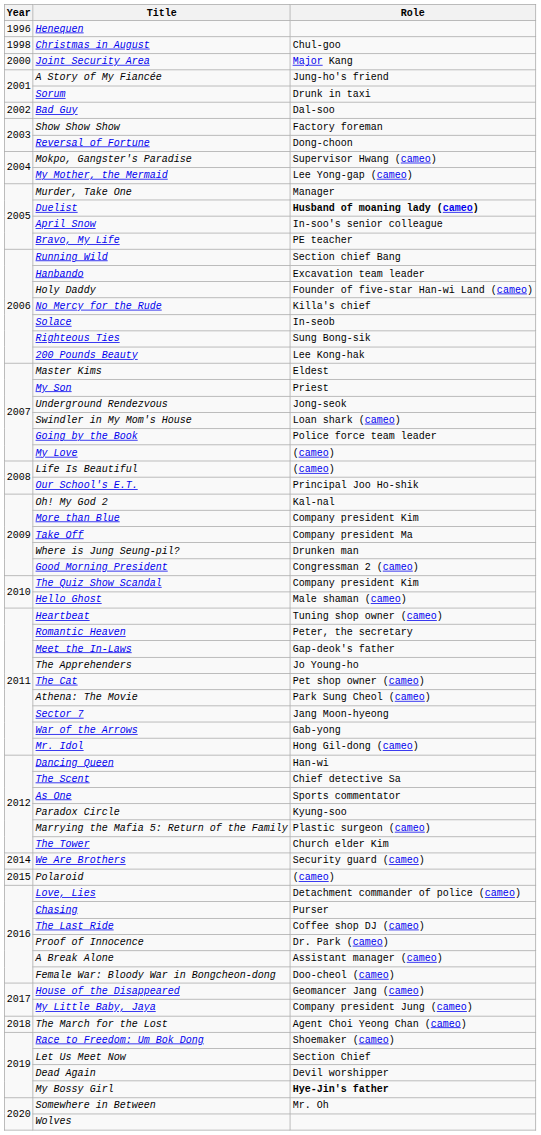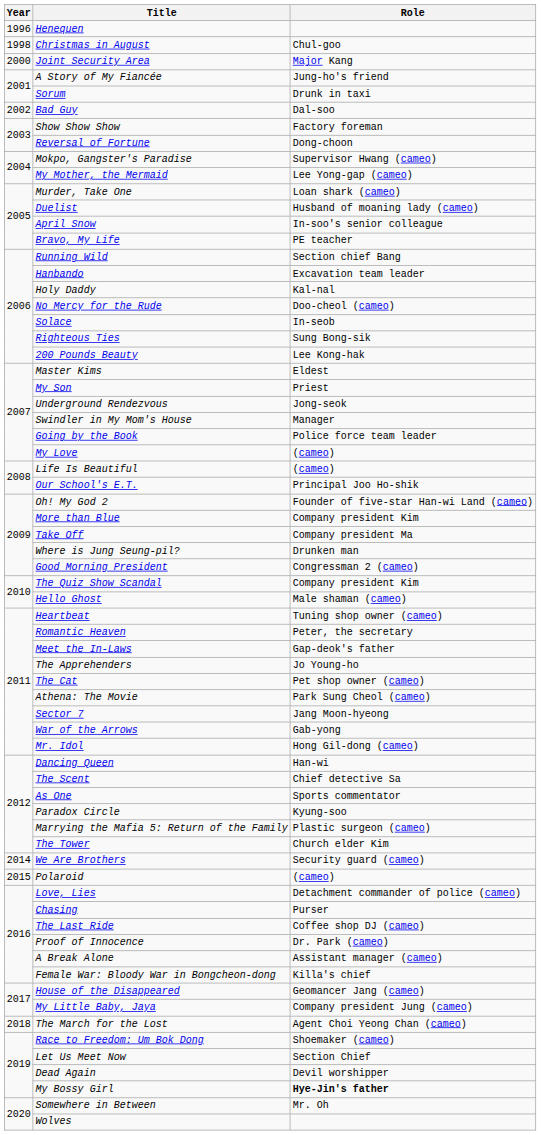(314, 192) Manager -> (347, 192) Loan shark (cameo)
(386, 208) bold -> (386, 208) normal
(413, 290) Founder of five-star Han-wi Land (cameo) -> (314, 290) Kal-nal
(332, 306) Killa's chief -> (344, 306) Doo-cheol (cameo)
(347, 420) Loan shark (cameo) -> (314, 420) Manager
(314, 502) Kal-nal -> (413, 502) Founder of five-star Han-wi Land (cameo)
(344, 975) Doo-cheol (cameo) -> (332, 975) Killa's chief
